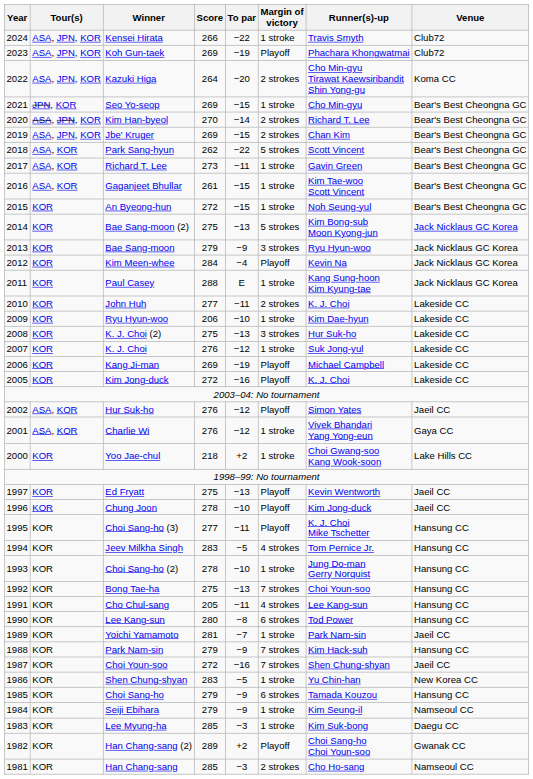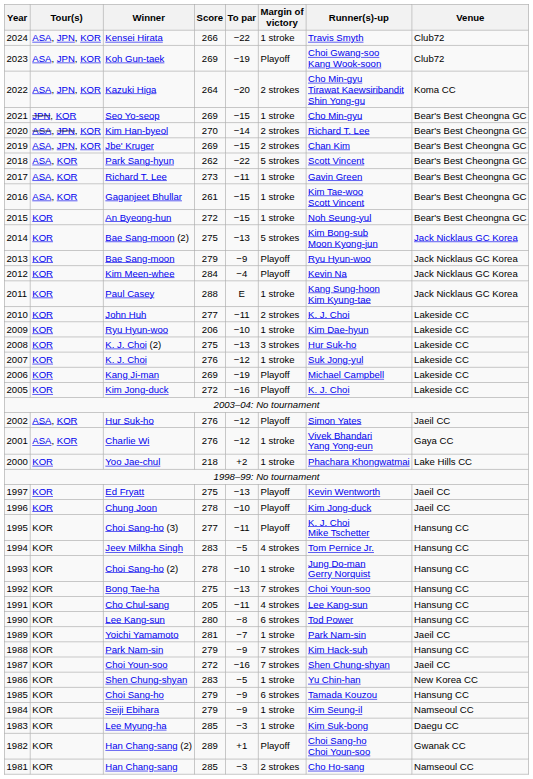(359, 53) Phachara Khongwatmai -> (345, 58) Choi Gwang-soo Kang Wook-soon
(280, 248) 3 strokes -> (275, 258) Playoff
(345, 456) Choi Gwang-soo Kang Wook-soon -> (359, 462) Phachara Khongwatmai
(242, 746) +2 -> (242, 746) +1
